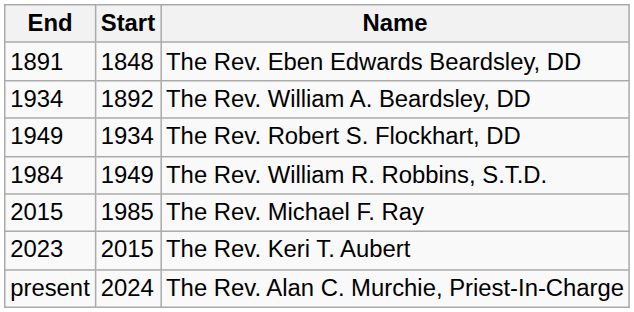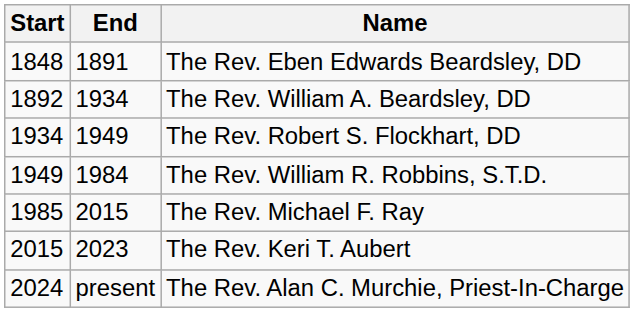columns swapped: (128, 23) <-> (50, 23)
